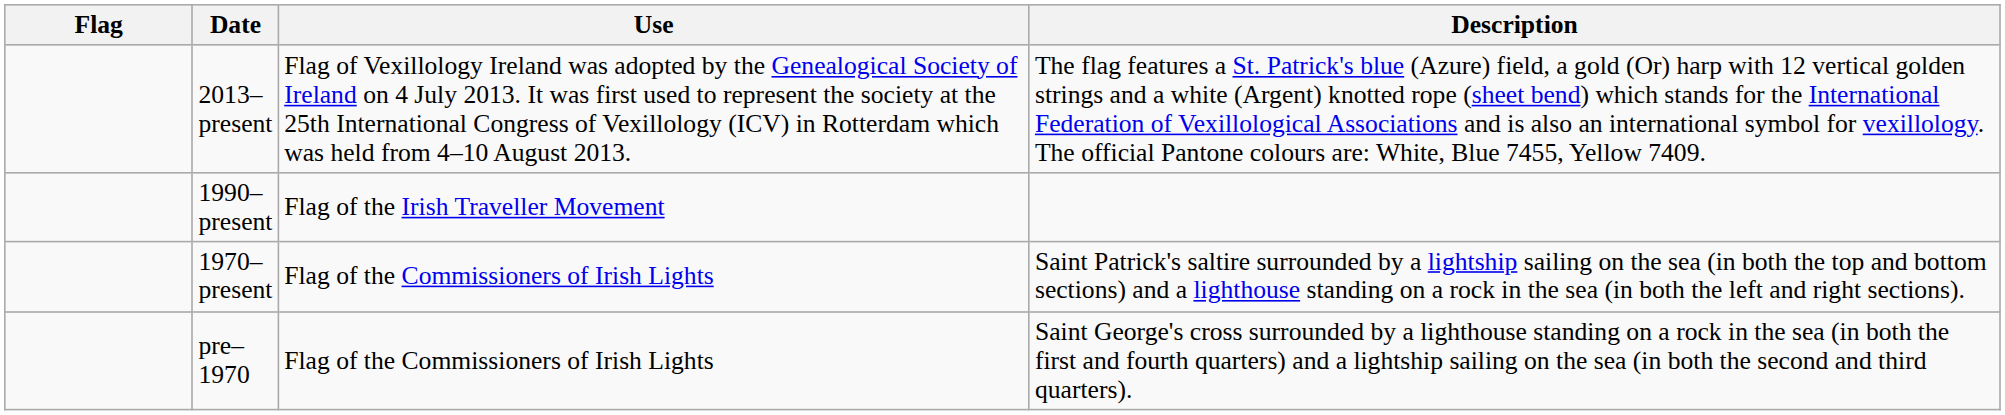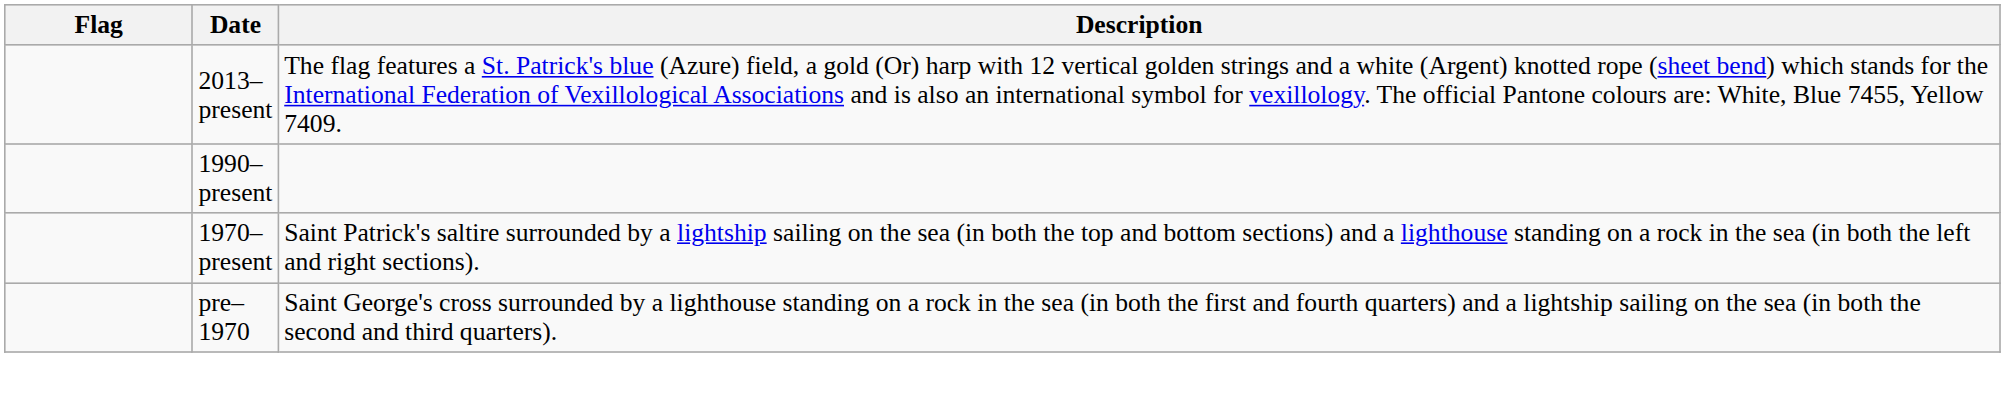- column: (654, 24)
